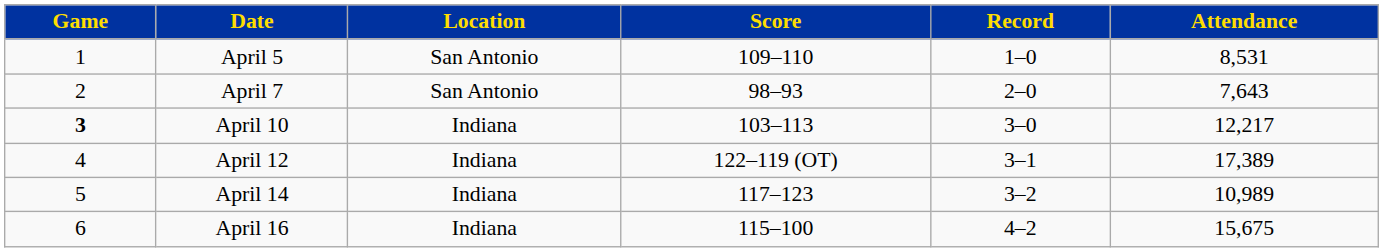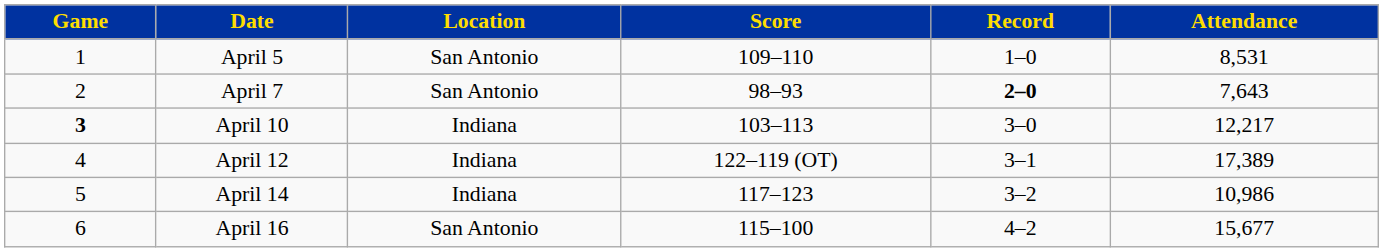(1020, 90) normal -> (1020, 90) bold
(1244, 194) 10,989 -> (1244, 194) 10,986
(484, 228) Indiana -> (484, 228) San Antonio
(1244, 228) 15,675 -> (1244, 228) 15,677
